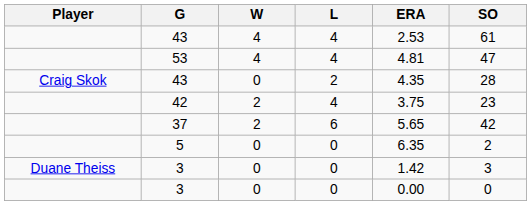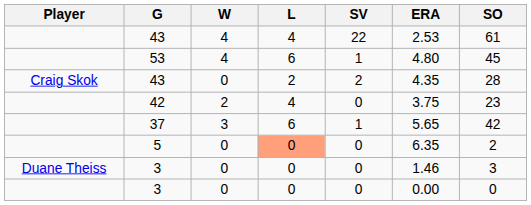+ column: (359, 15)
(334, 59) 4 -> (292, 59) 6
(411, 59) 4.81 -> (426, 59) 4.80
(488, 59) 47 -> (493, 59) 45
(257, 124) 2 -> (224, 124) 3
(334, 146) no background -> (292, 146) lightsalmon background
(411, 168) 1.42 -> (426, 168) 1.46
